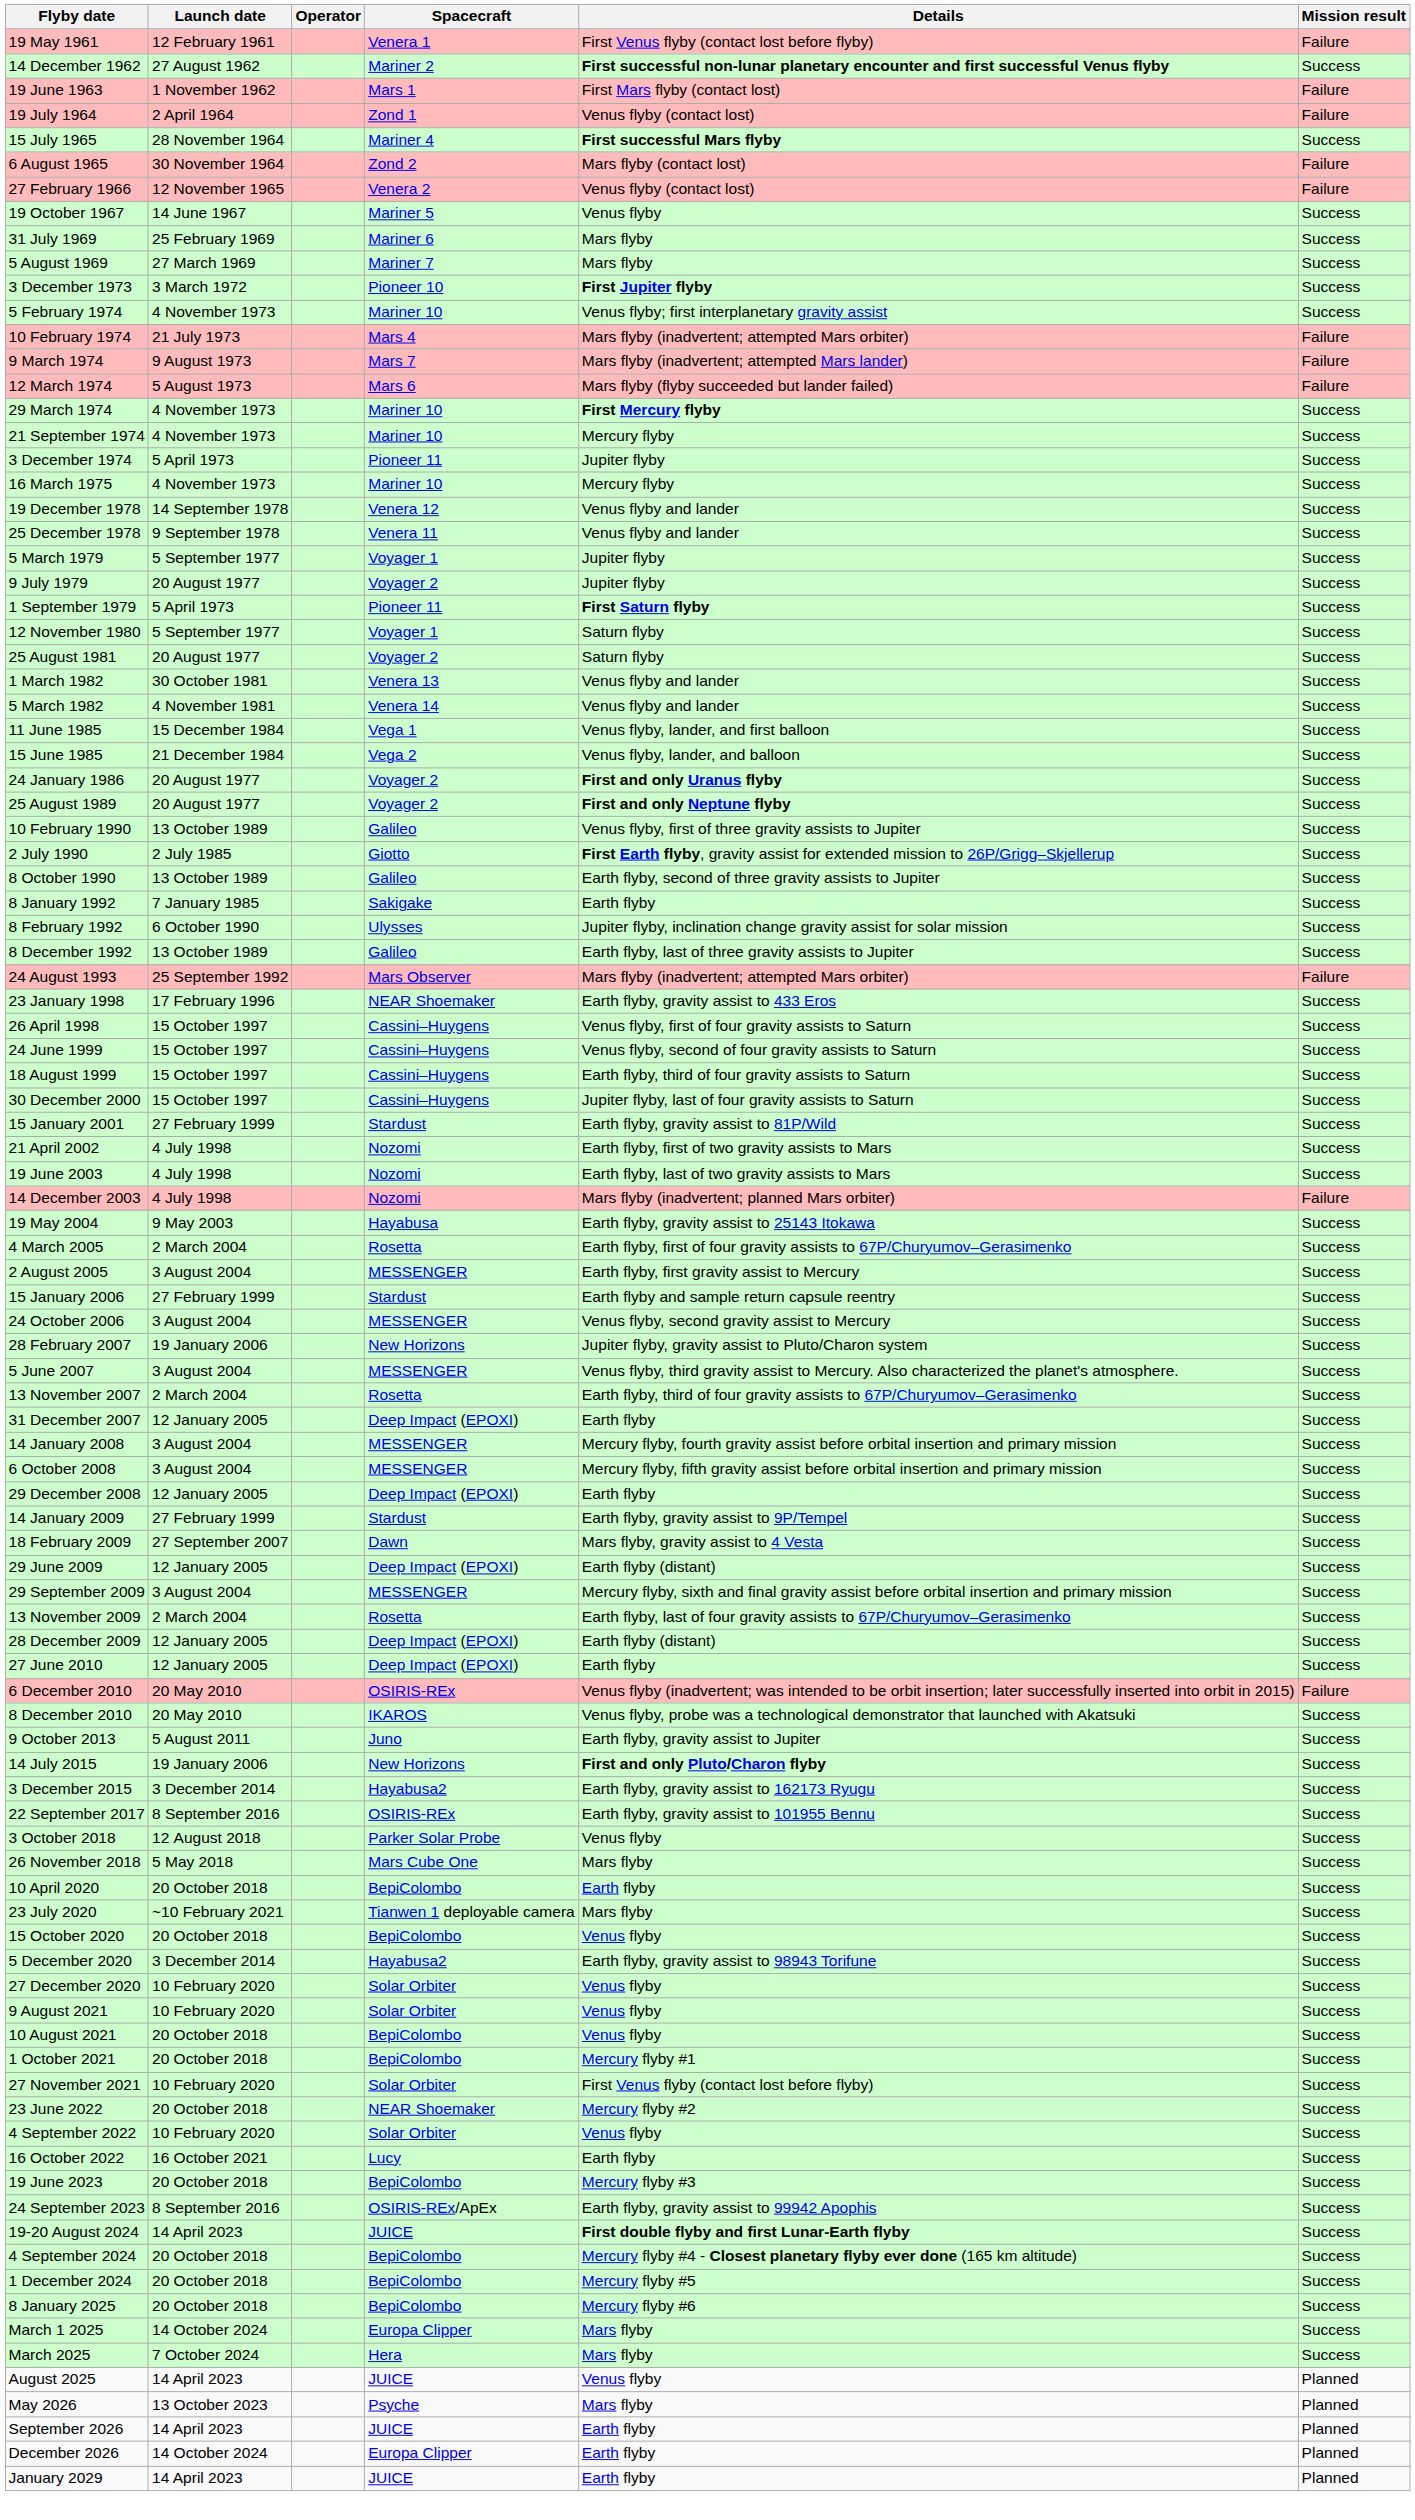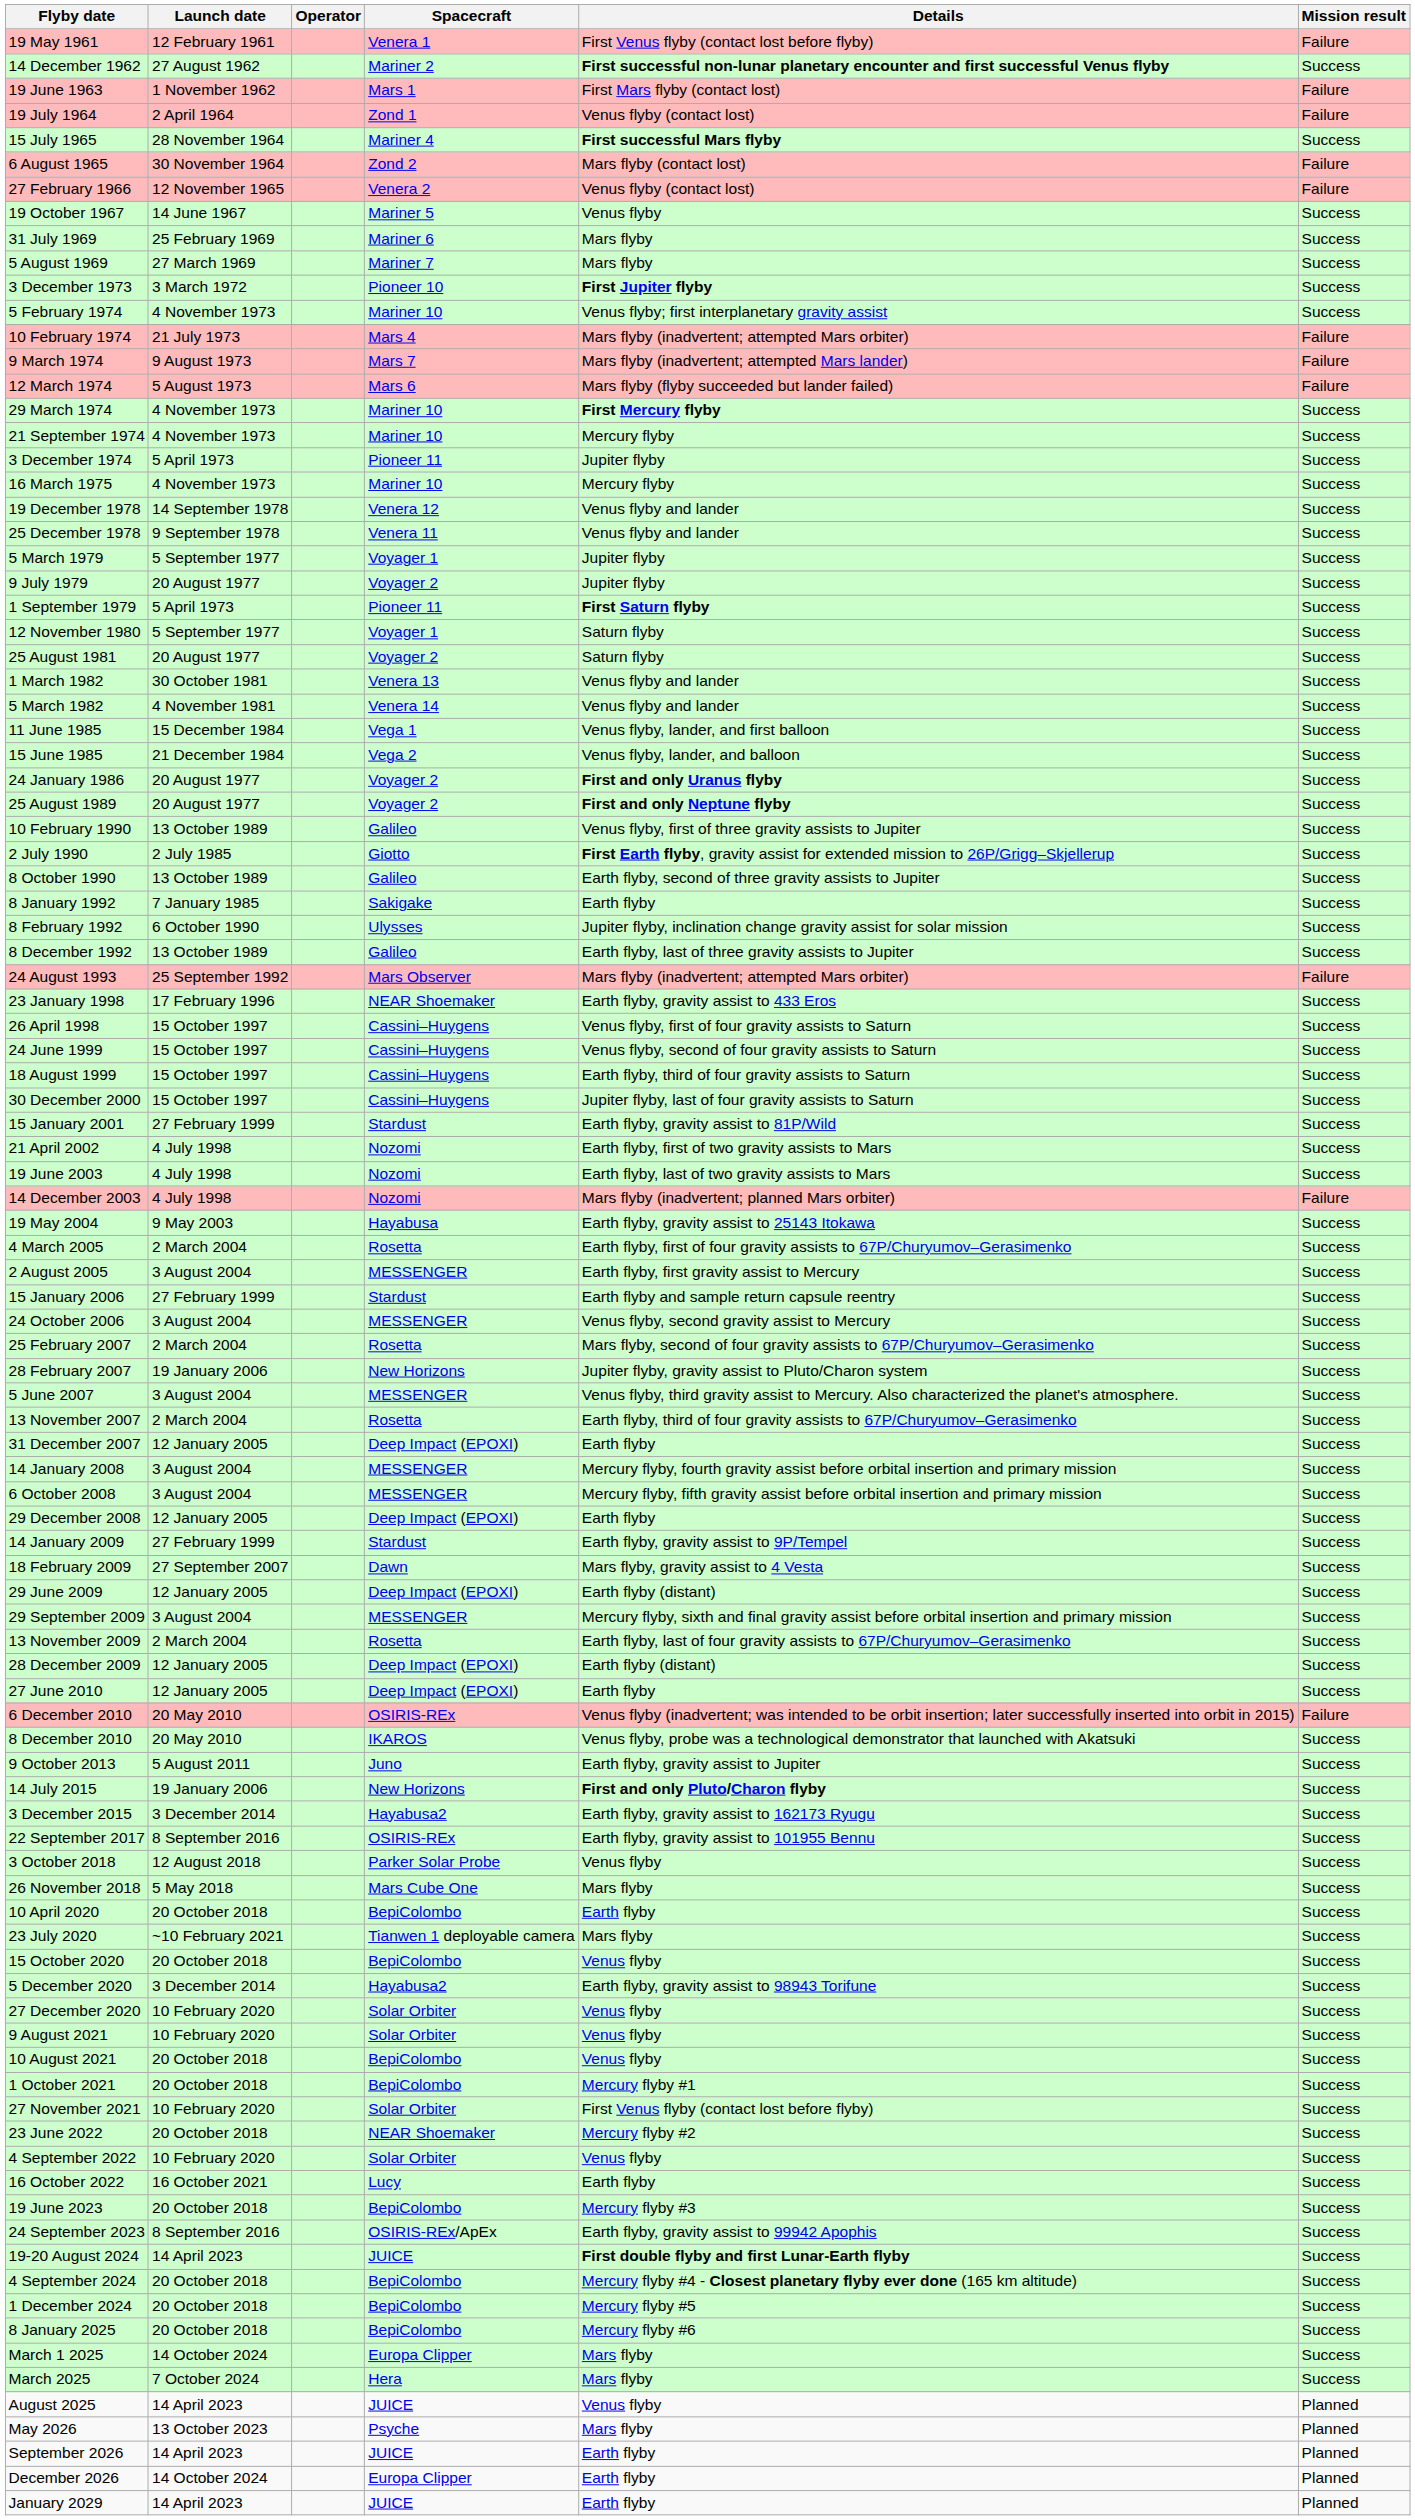+ row: (70, 1346)
